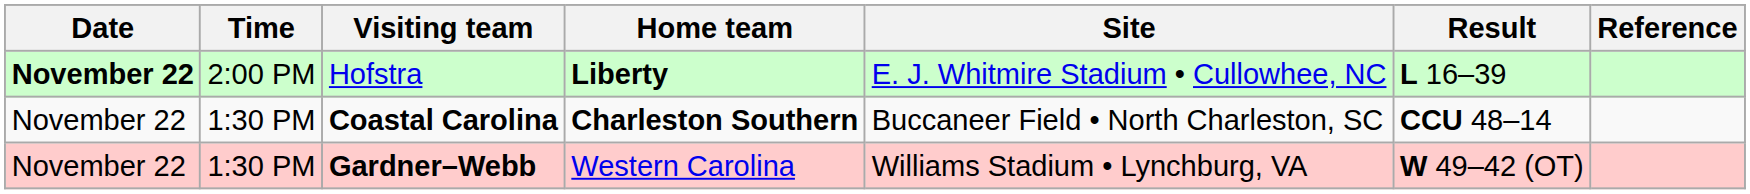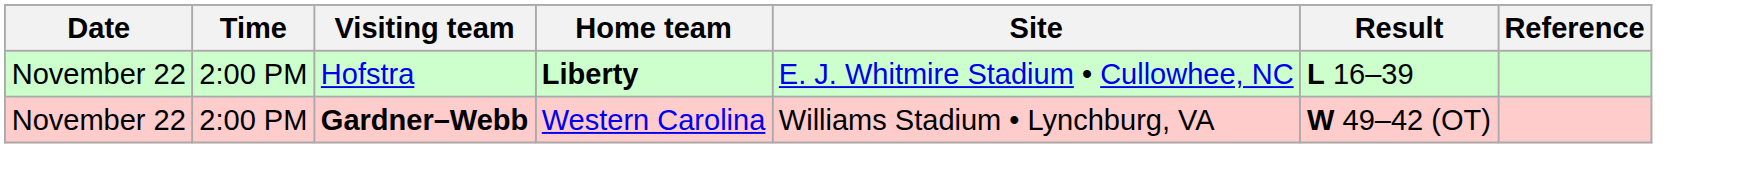(103, 74) bold -> (99, 74) normal
- row: (443, 120)
(261, 166) 1:30 PM -> (253, 120) 2:00 PM
